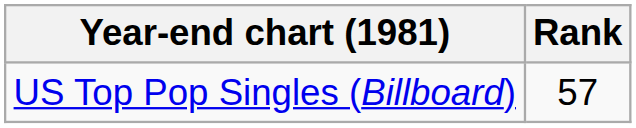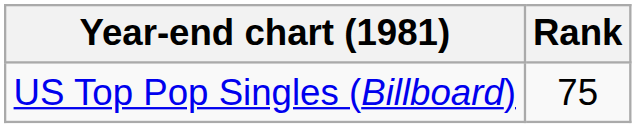(578, 91) 57 -> (578, 91) 75
